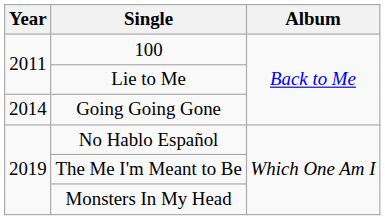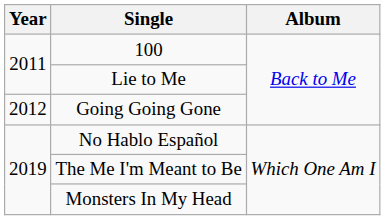(28, 109) 2014 -> (28, 109) 2012
